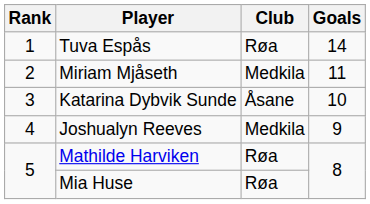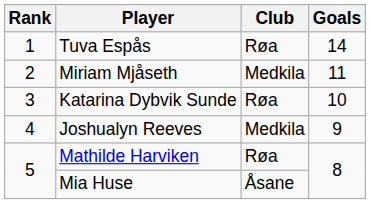(269, 101) Åsane -> (261, 101) Røa
(261, 184) Røa -> (269, 184) Åsane
